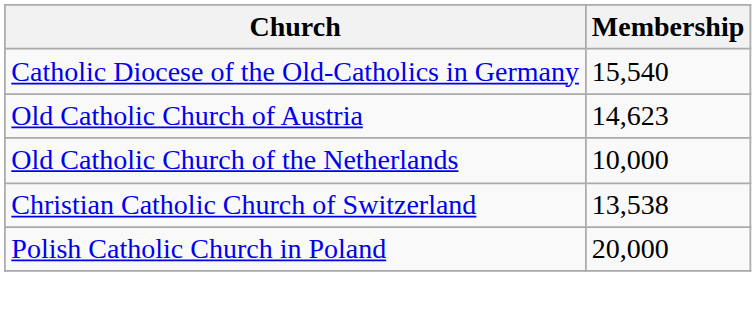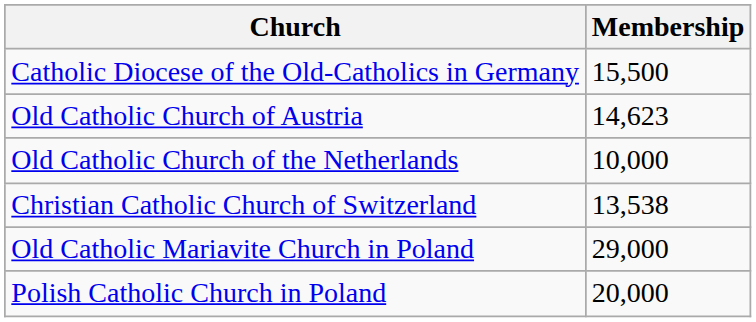(630, 71) 15,540 -> (630, 71) 15,500
+ row: (243, 248)
